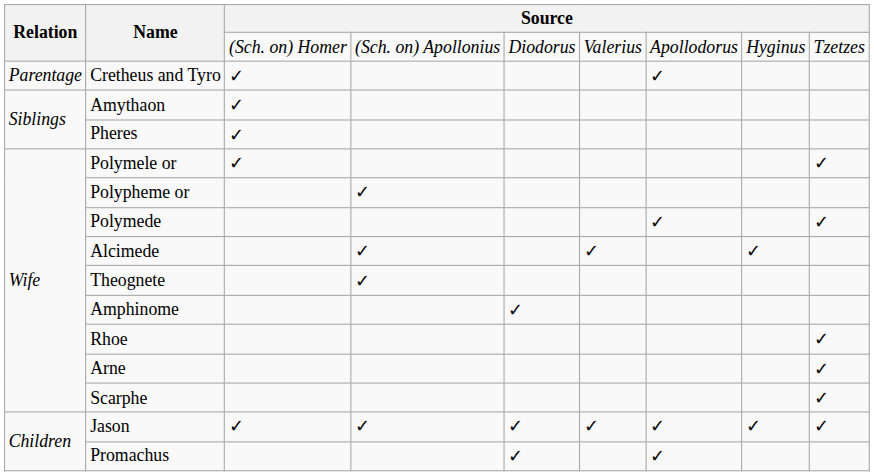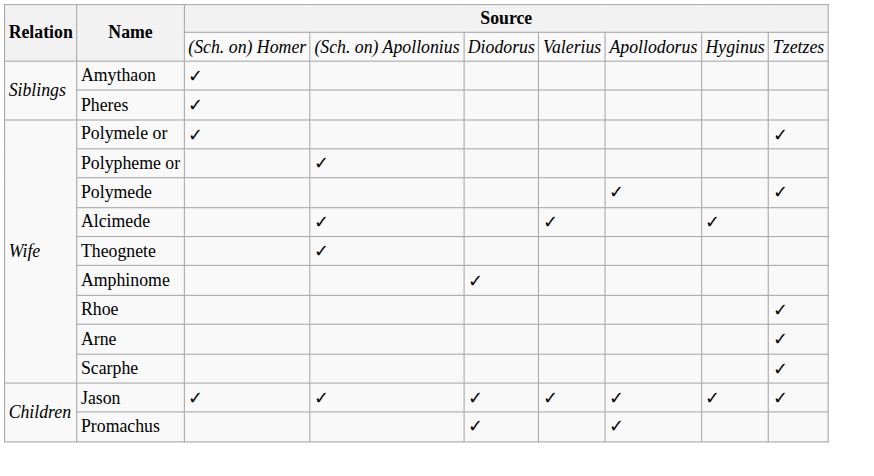- row: (155, 75)
